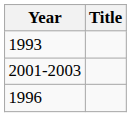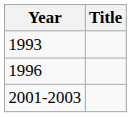rows swapped: (25, 97) <-> (45, 71)
